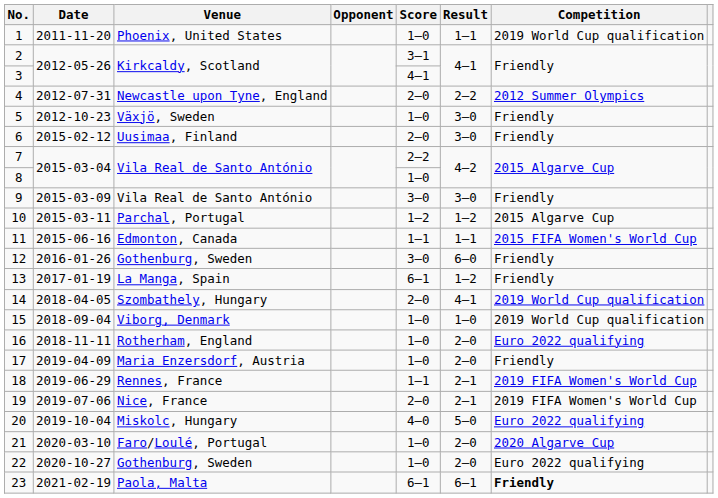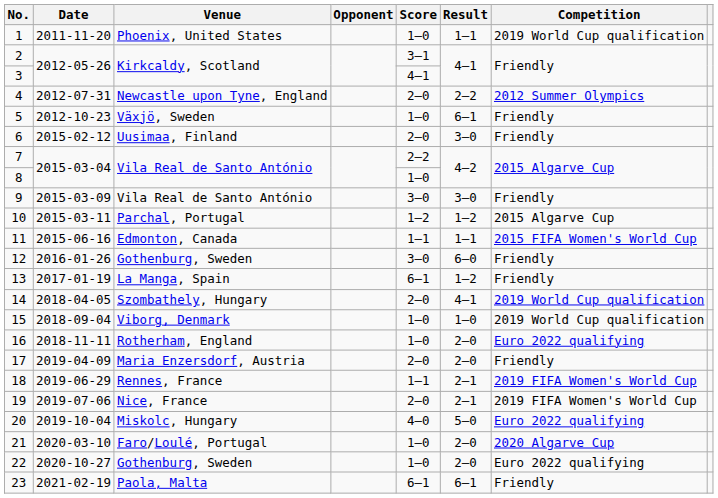(465, 116) 3–0 -> (465, 116) 6–1
(418, 360) 1–0 -> (418, 360) 2–0
(524, 482) bold -> (524, 482) normal
